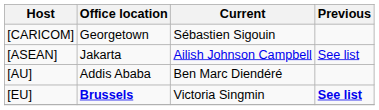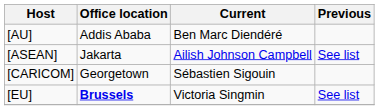rows swapped: (20, 74) <-> (41, 34)
(340, 94) bold -> (338, 94) normal
